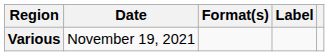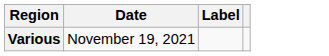- column: (235, 16)
